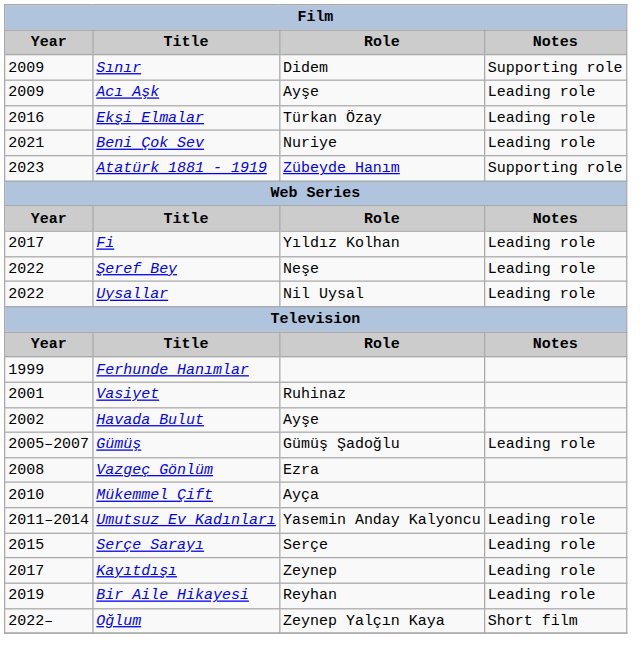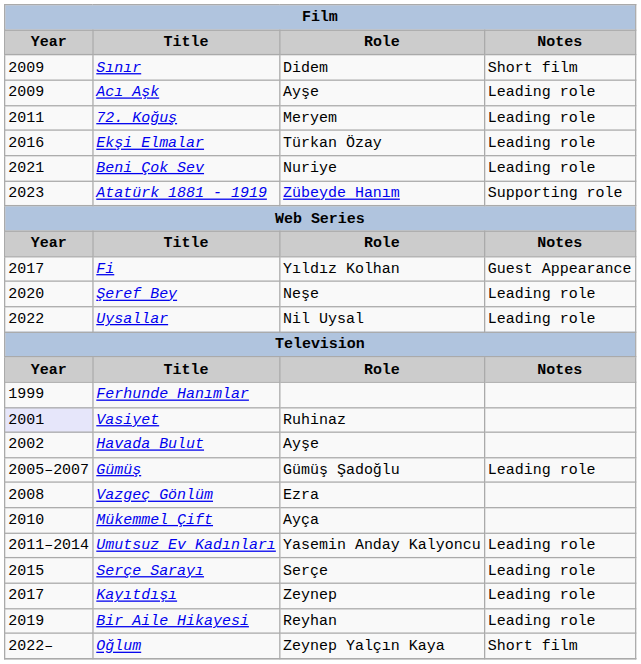(555, 67) Supporting role -> (533, 67) Short film
+ row: (137, 118)
(542, 243) Leading role -> (560, 269) Guest Appearance
(26, 269) 2022 -> (26, 294) 2020
(26, 394) no background -> (26, 419) lavender background
